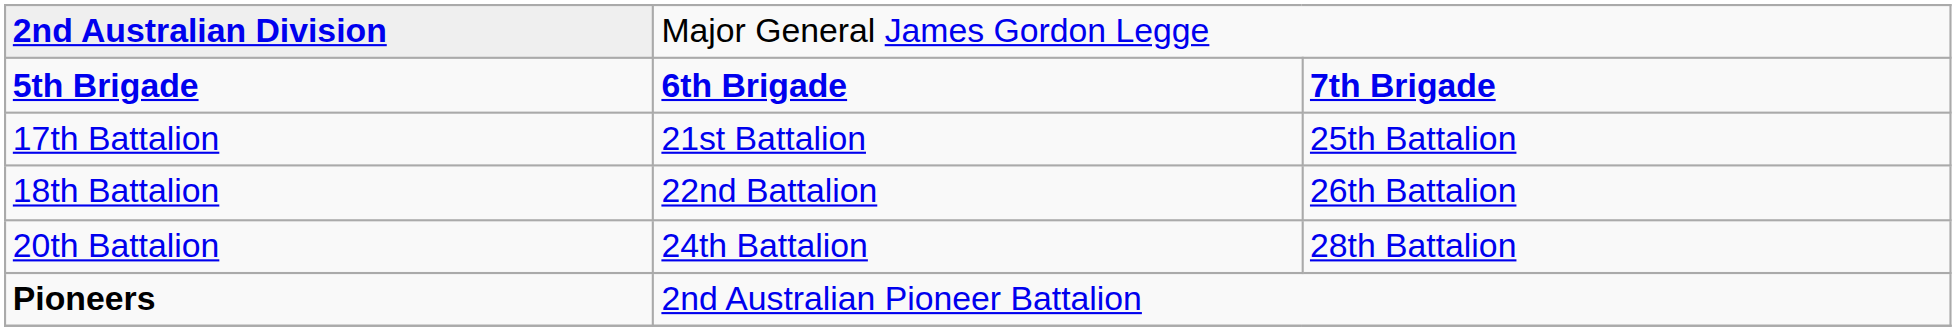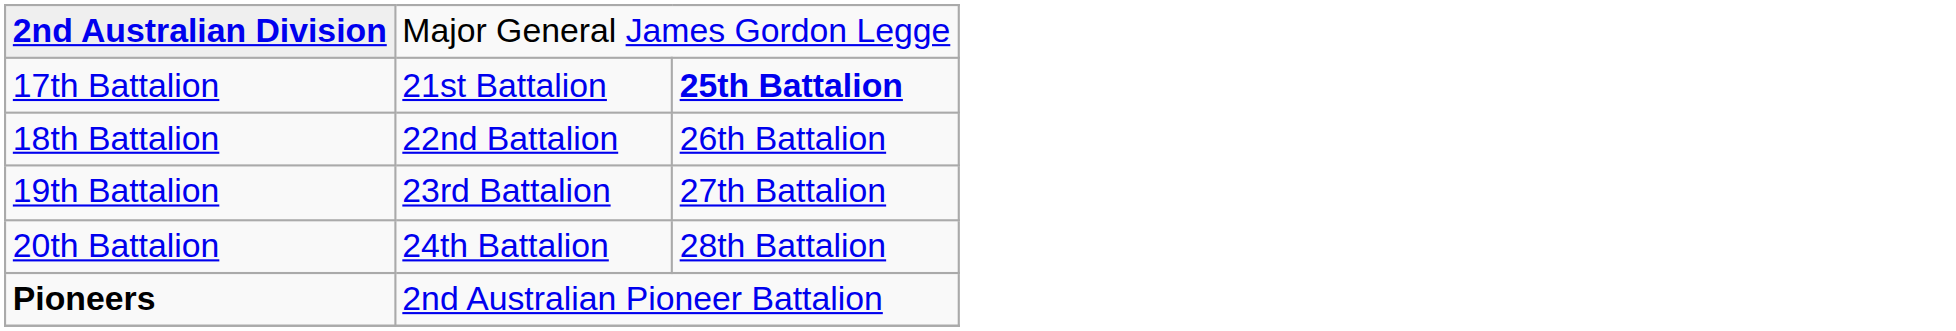- row: (106, 84)
(1413, 138) normal -> (791, 84) bold
+ row: (116, 191)
